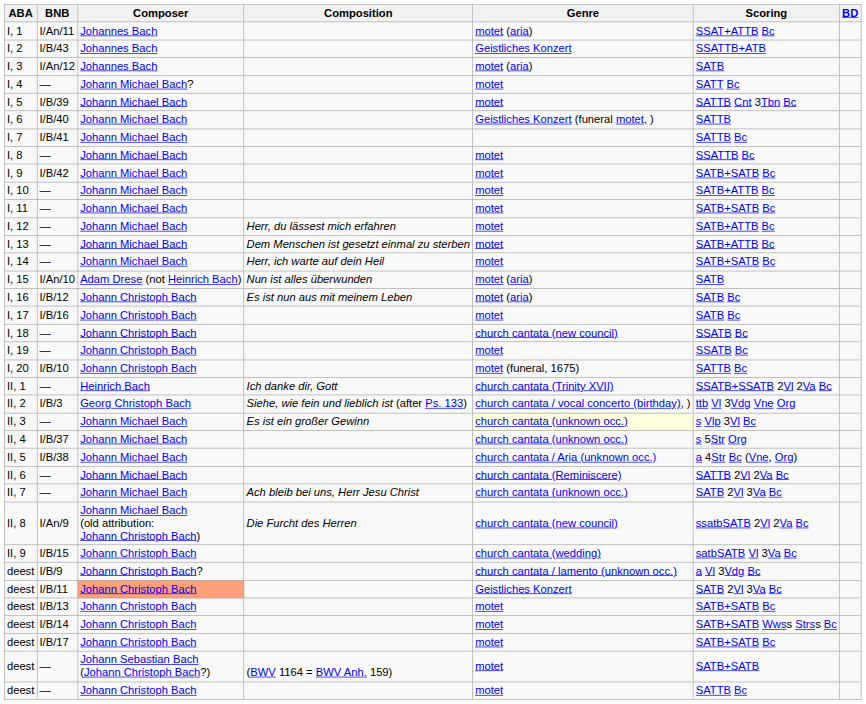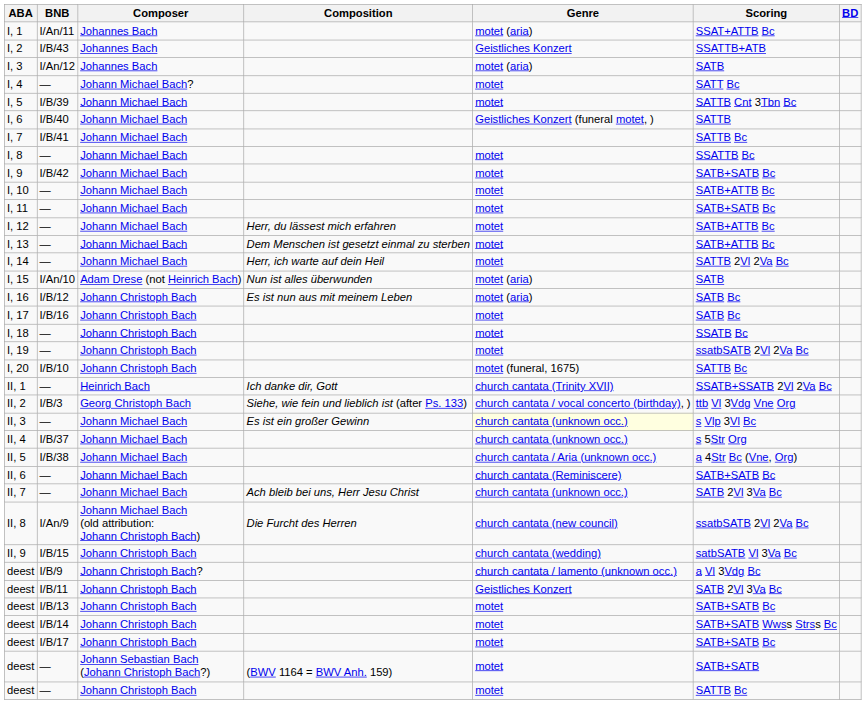(736, 262) SATB+SATB Bc -> (742, 262) SATTB 2Vl 2Va Bc
(546, 333) church cantata (new council) -> (489, 333) motet
(722, 350) SSATB Bc -> (752, 350) ssatbSATB 2Vl 2Va Bc
(742, 475) SATTB 2Vl 2Va Bc -> (736, 475) SATB+SATB Bc
(138, 589) lightsalmon background -> (138, 589) no background
